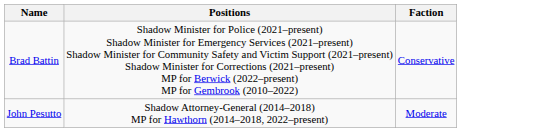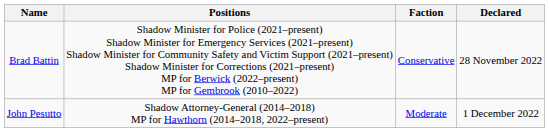+ column: (501, 13)
